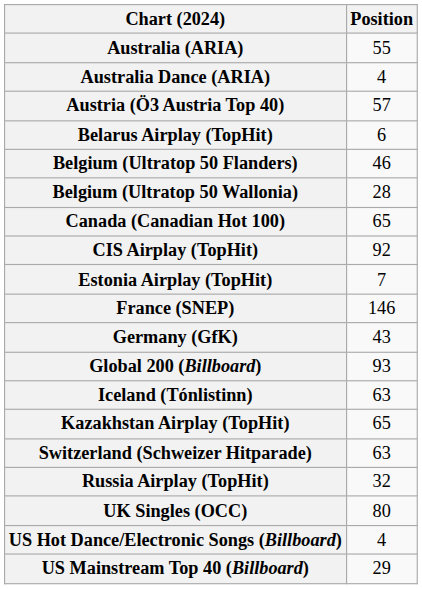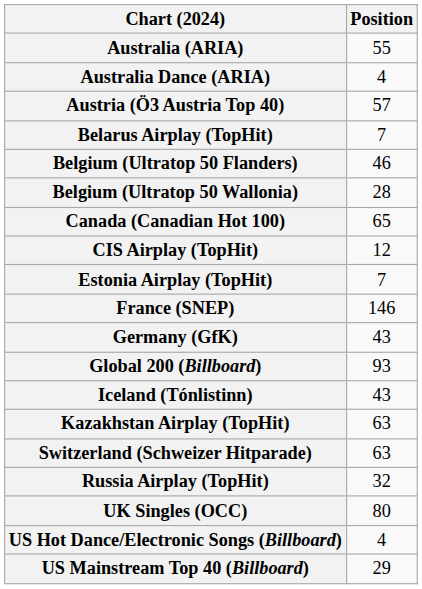(382, 134) 6 -> (382, 134) 7
(382, 250) 92 -> (382, 250) 12
(382, 395) 63 -> (382, 395) 43
(382, 423) 65 -> (382, 423) 63
